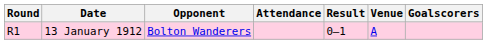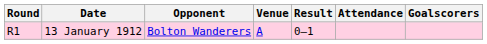columns swapped: (387, 13) <-> (289, 13)
